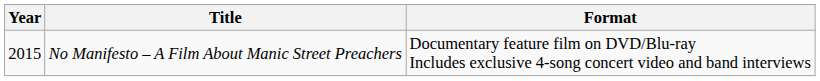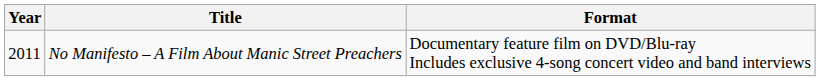(25, 52) 2015 -> (24, 52) 2011
